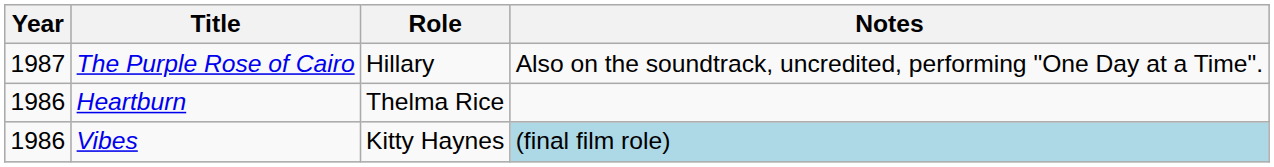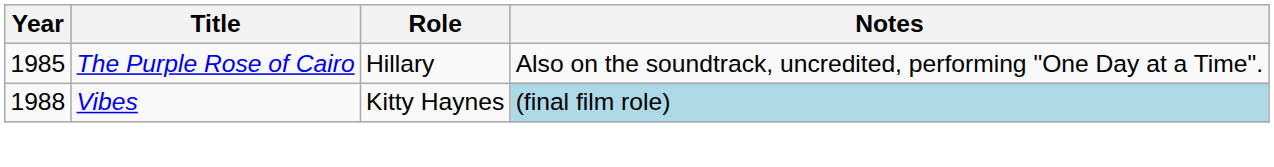(38, 63) 1987 -> (38, 63) 1985
- row: (131, 102)
(38, 141) 1986 -> (38, 102) 1988
